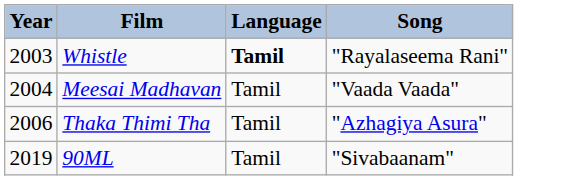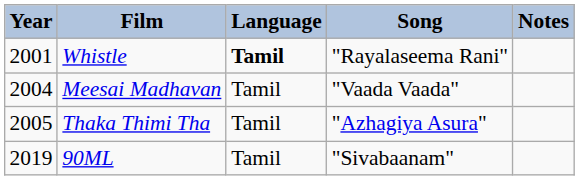+ column: (544, 21)
(31, 55) 2003 -> (31, 55) 2001
(31, 123) 2006 -> (31, 123) 2005
